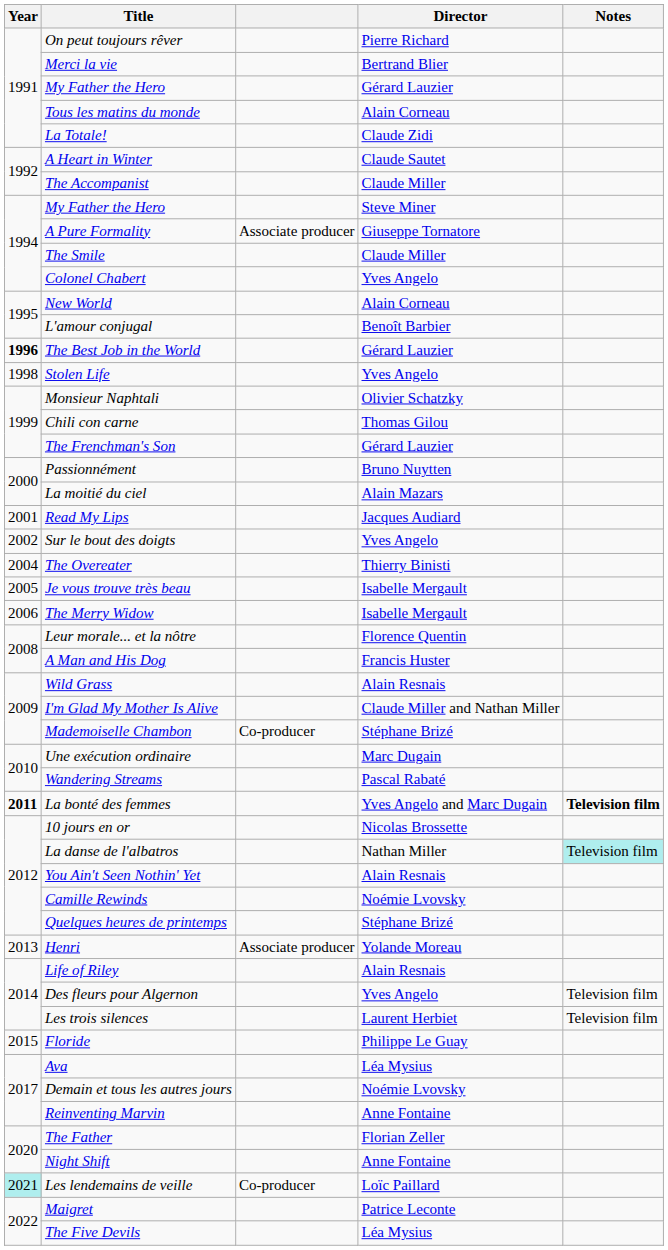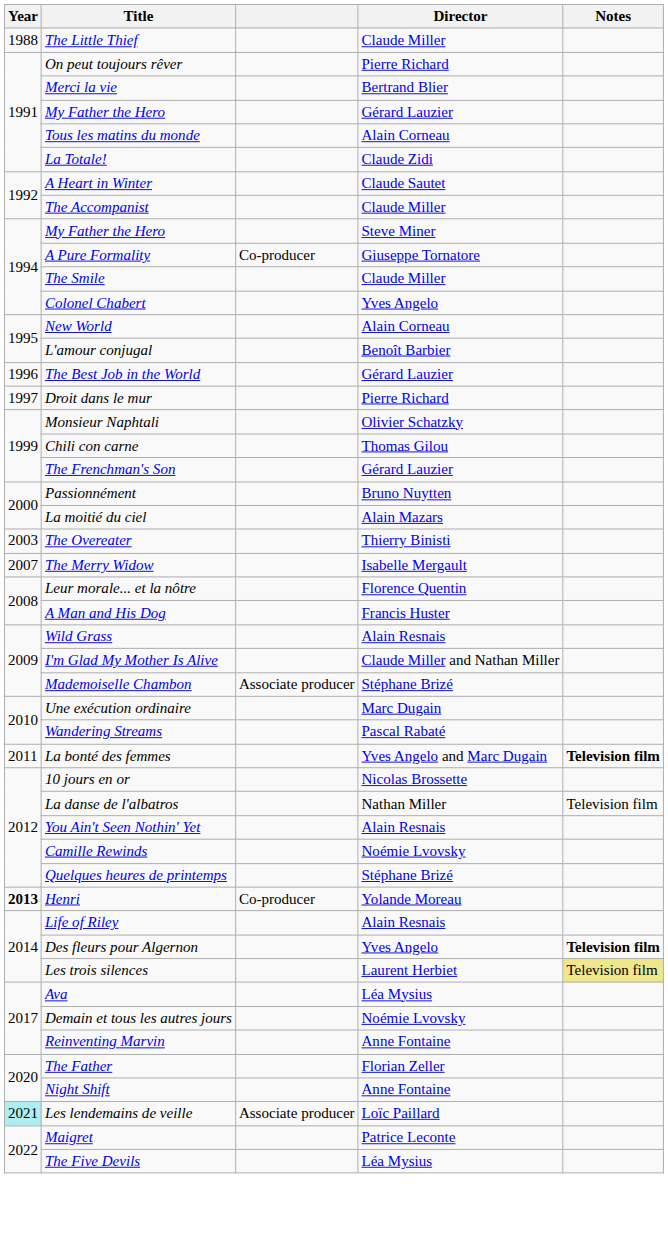+ row: (91, 40)
(297, 231) Associate producer -> (277, 254) Co-producer
(23, 350) bold -> (23, 374) normal
+ row: (98, 398)
- row: (77, 374)
- row: (87, 517)
- row: (110, 541)
(23, 565) 2004 -> (23, 541) 2003
- row: (118, 588)
(23, 612) 2006 -> (23, 565) 2007
(277, 732) Co-producer -> (297, 684) Associate producer
(23, 803) bold -> (23, 755) normal
(612, 851) paleturquoise background -> (612, 803) no background
(23, 946) normal -> (23, 898) bold
(297, 946) Associate producer -> (277, 898) Co-producer
(612, 994) normal -> (613, 946) bold
(612, 1018) no background -> (612, 970) khaki background
- row: (68, 1042)
(277, 1185) Co-producer -> (297, 1113) Associate producer
